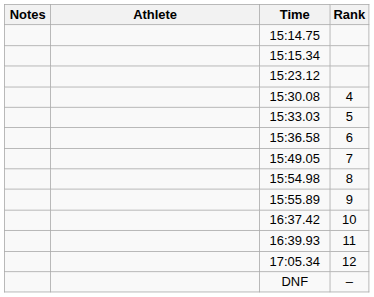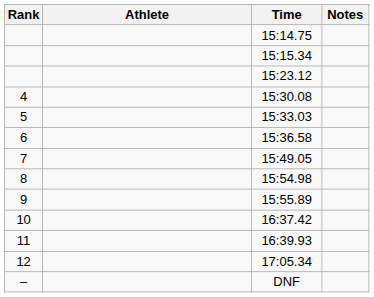columns swapped: (349, 14) <-> (28, 14)
